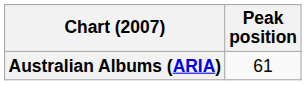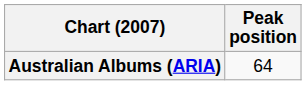(263, 65) 61 -> (263, 65) 64
